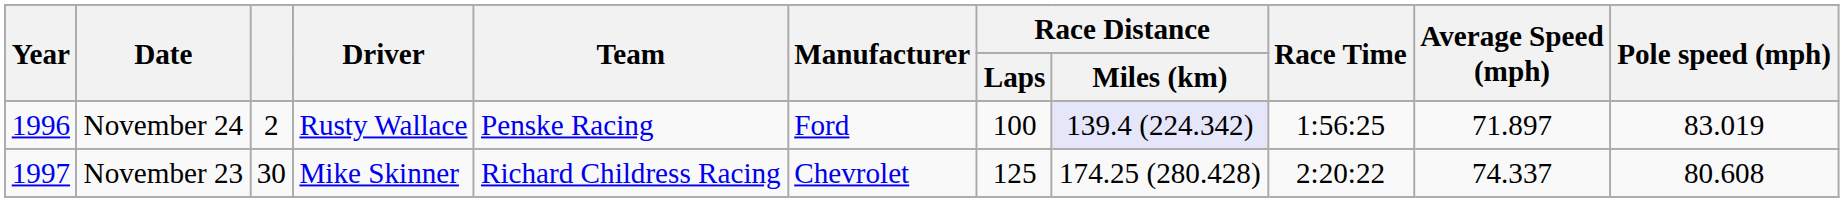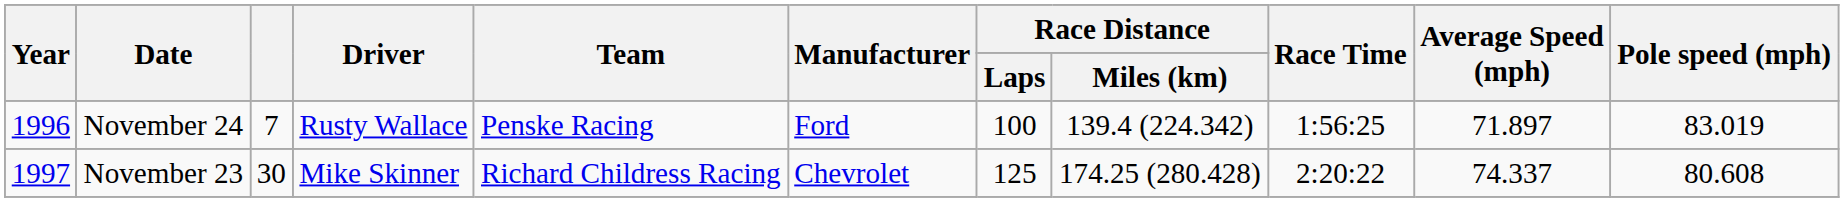(271, 124) 2 -> (271, 124) 7
(1160, 124) lavender background -> (1160, 124) no background
